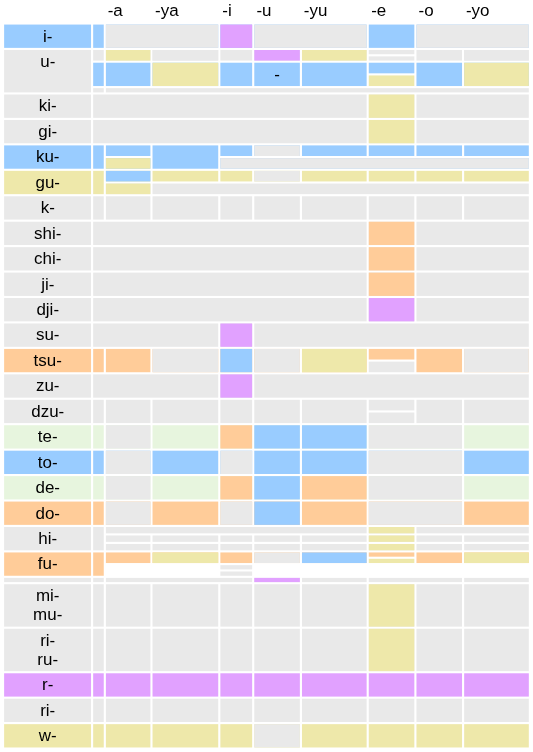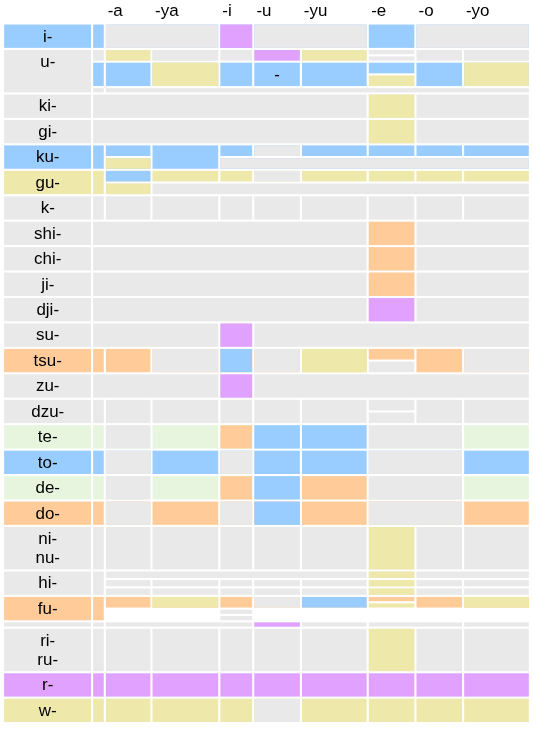+ row: (48, 548)
- row: (48, 605)
- row: (48, 710)
